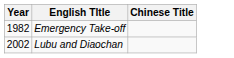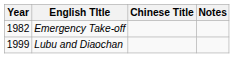+ column: (213, 12)
(18, 45) 2002 -> (18, 45) 1999
